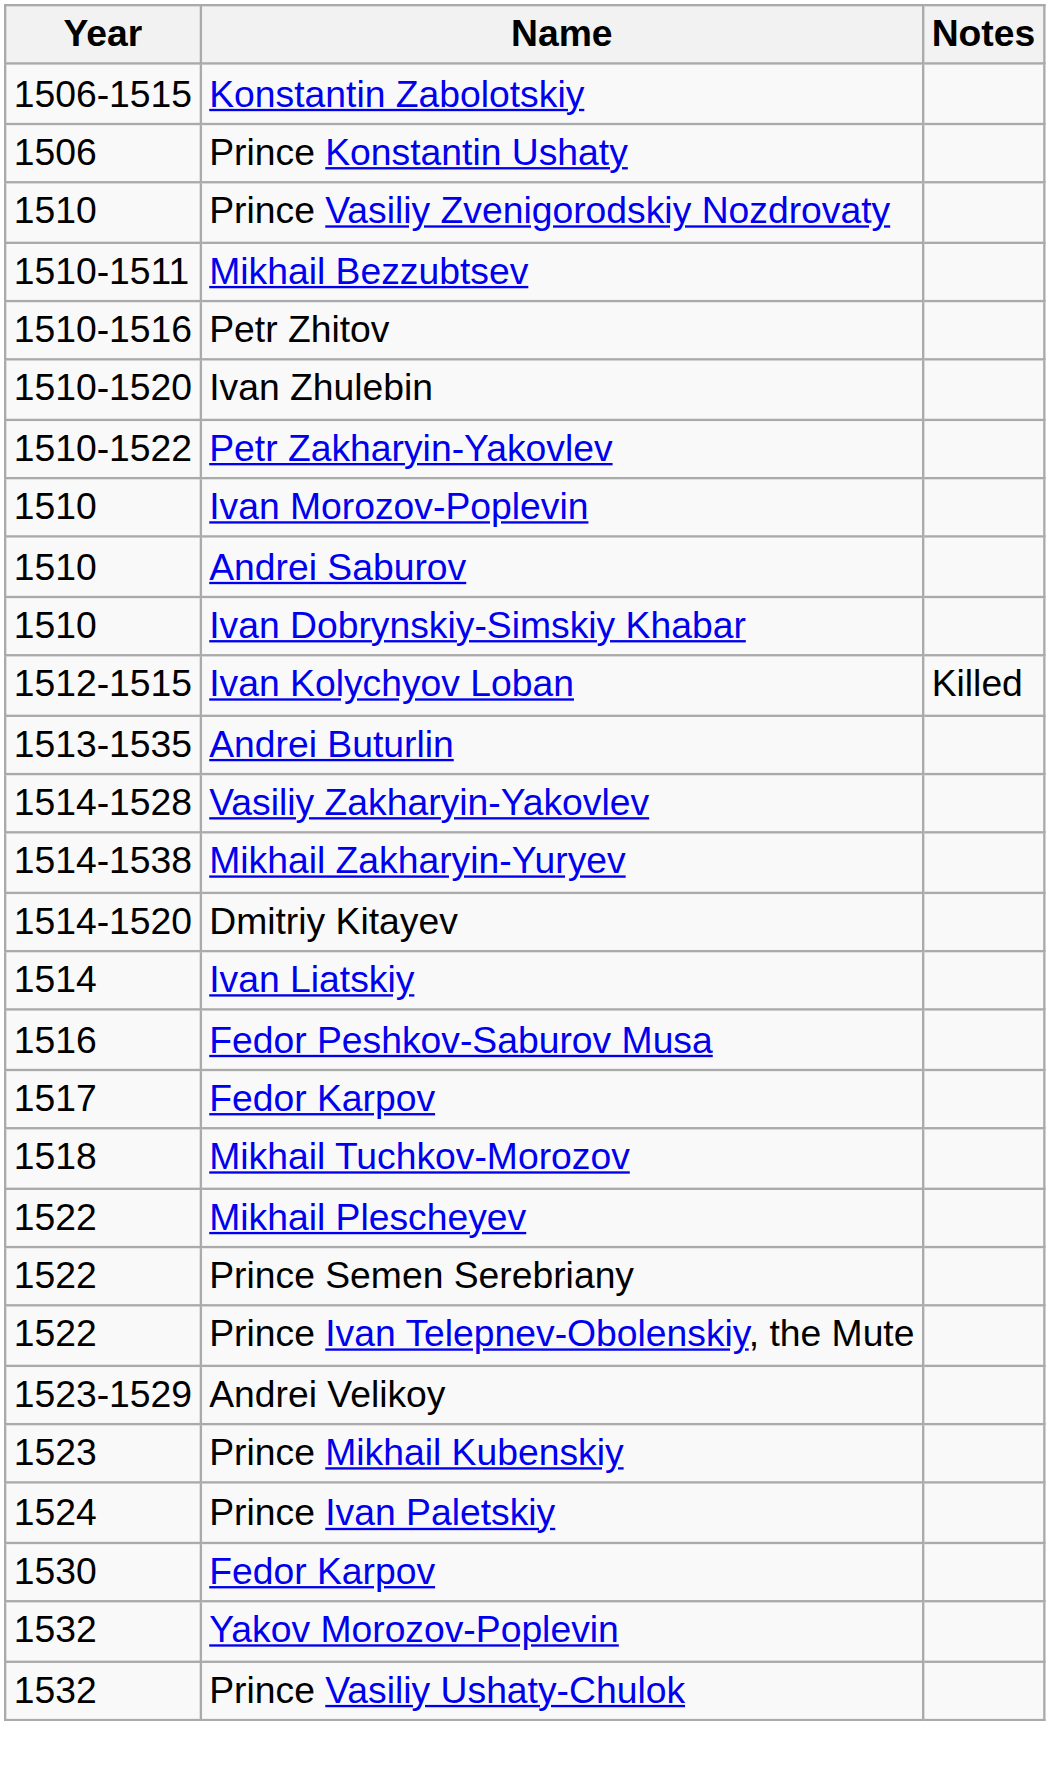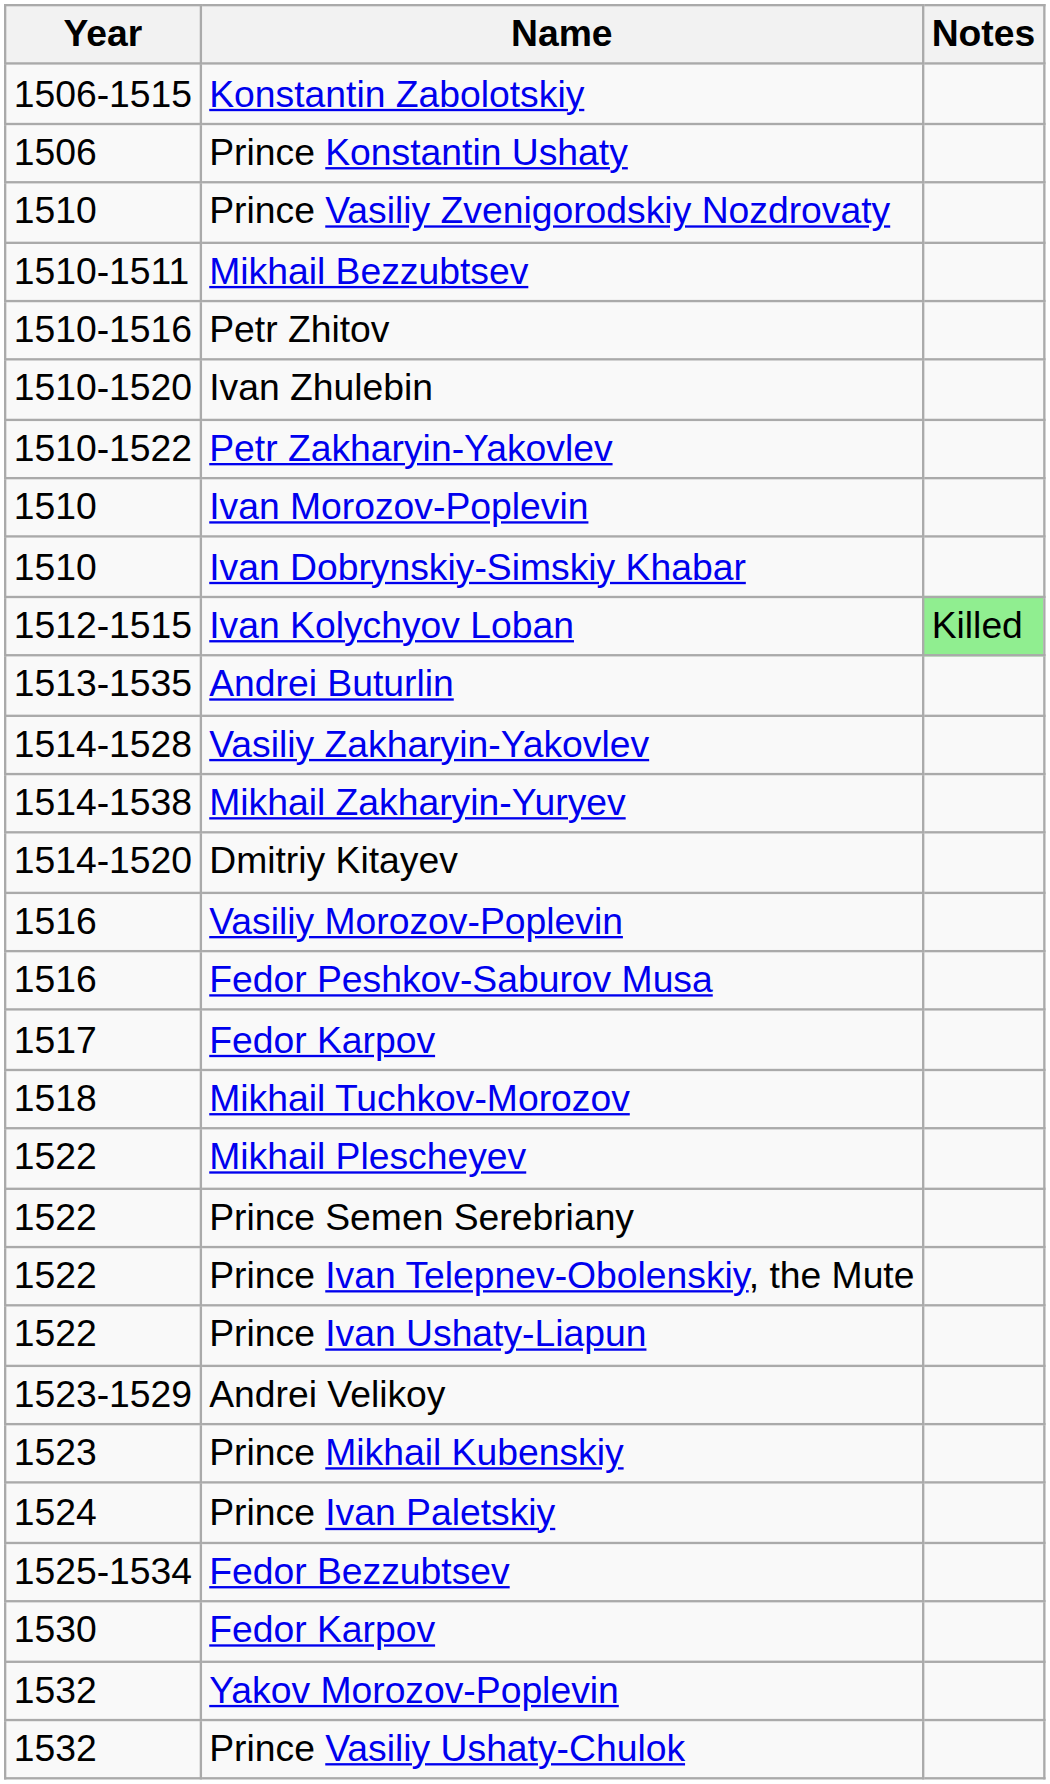- row: (55, 566)
(977, 684) no background -> (977, 625) lightgreen background
- row: (55, 980)
+ row: (55, 920)
+ row: (55, 1334)
+ row: (103, 1571)
